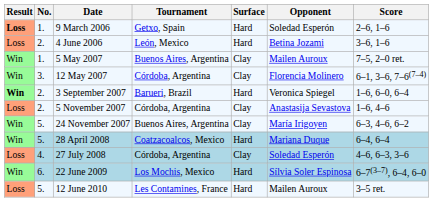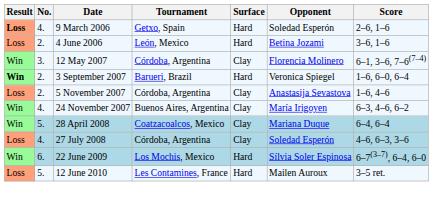(41, 27) 1. -> (41, 27) 4.
- row: (79, 58)
(41, 123) 5. -> (41, 108) 4.
(243, 139) Hard -> (242, 123) Clay
